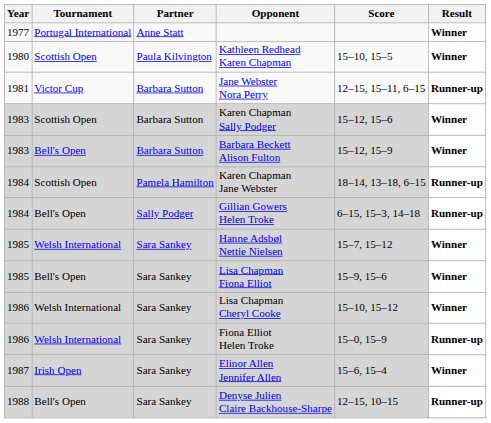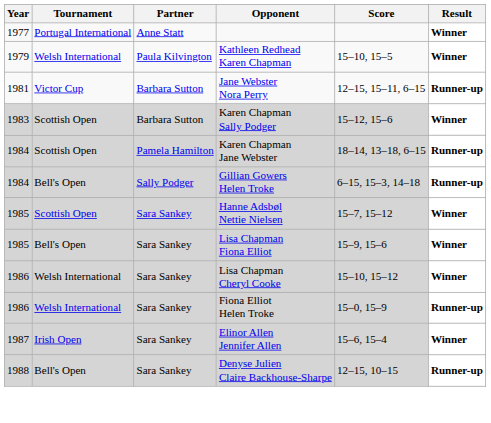(18, 57) 1980 -> (18, 57) 1979
(66, 57) Scottish Open -> (78, 57) Welsh International
- row: (255, 151)
(78, 245) Welsh International -> (66, 214) Scottish Open
